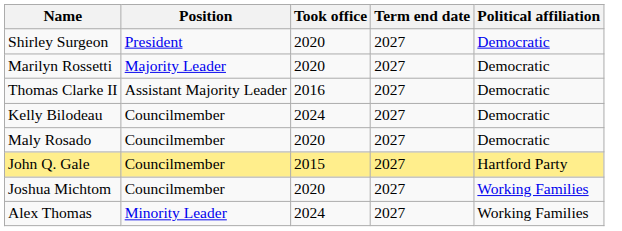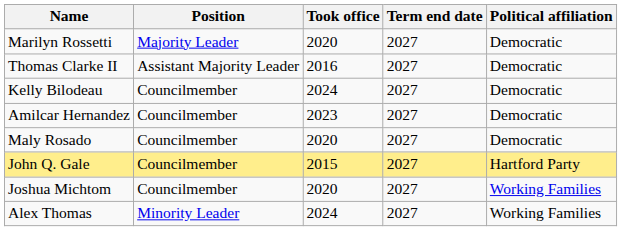- row: (58, 41)
+ row: (69, 115)
